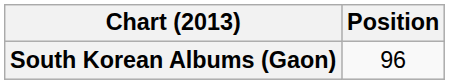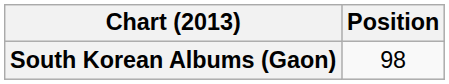(393, 60) 96 -> (393, 60) 98
